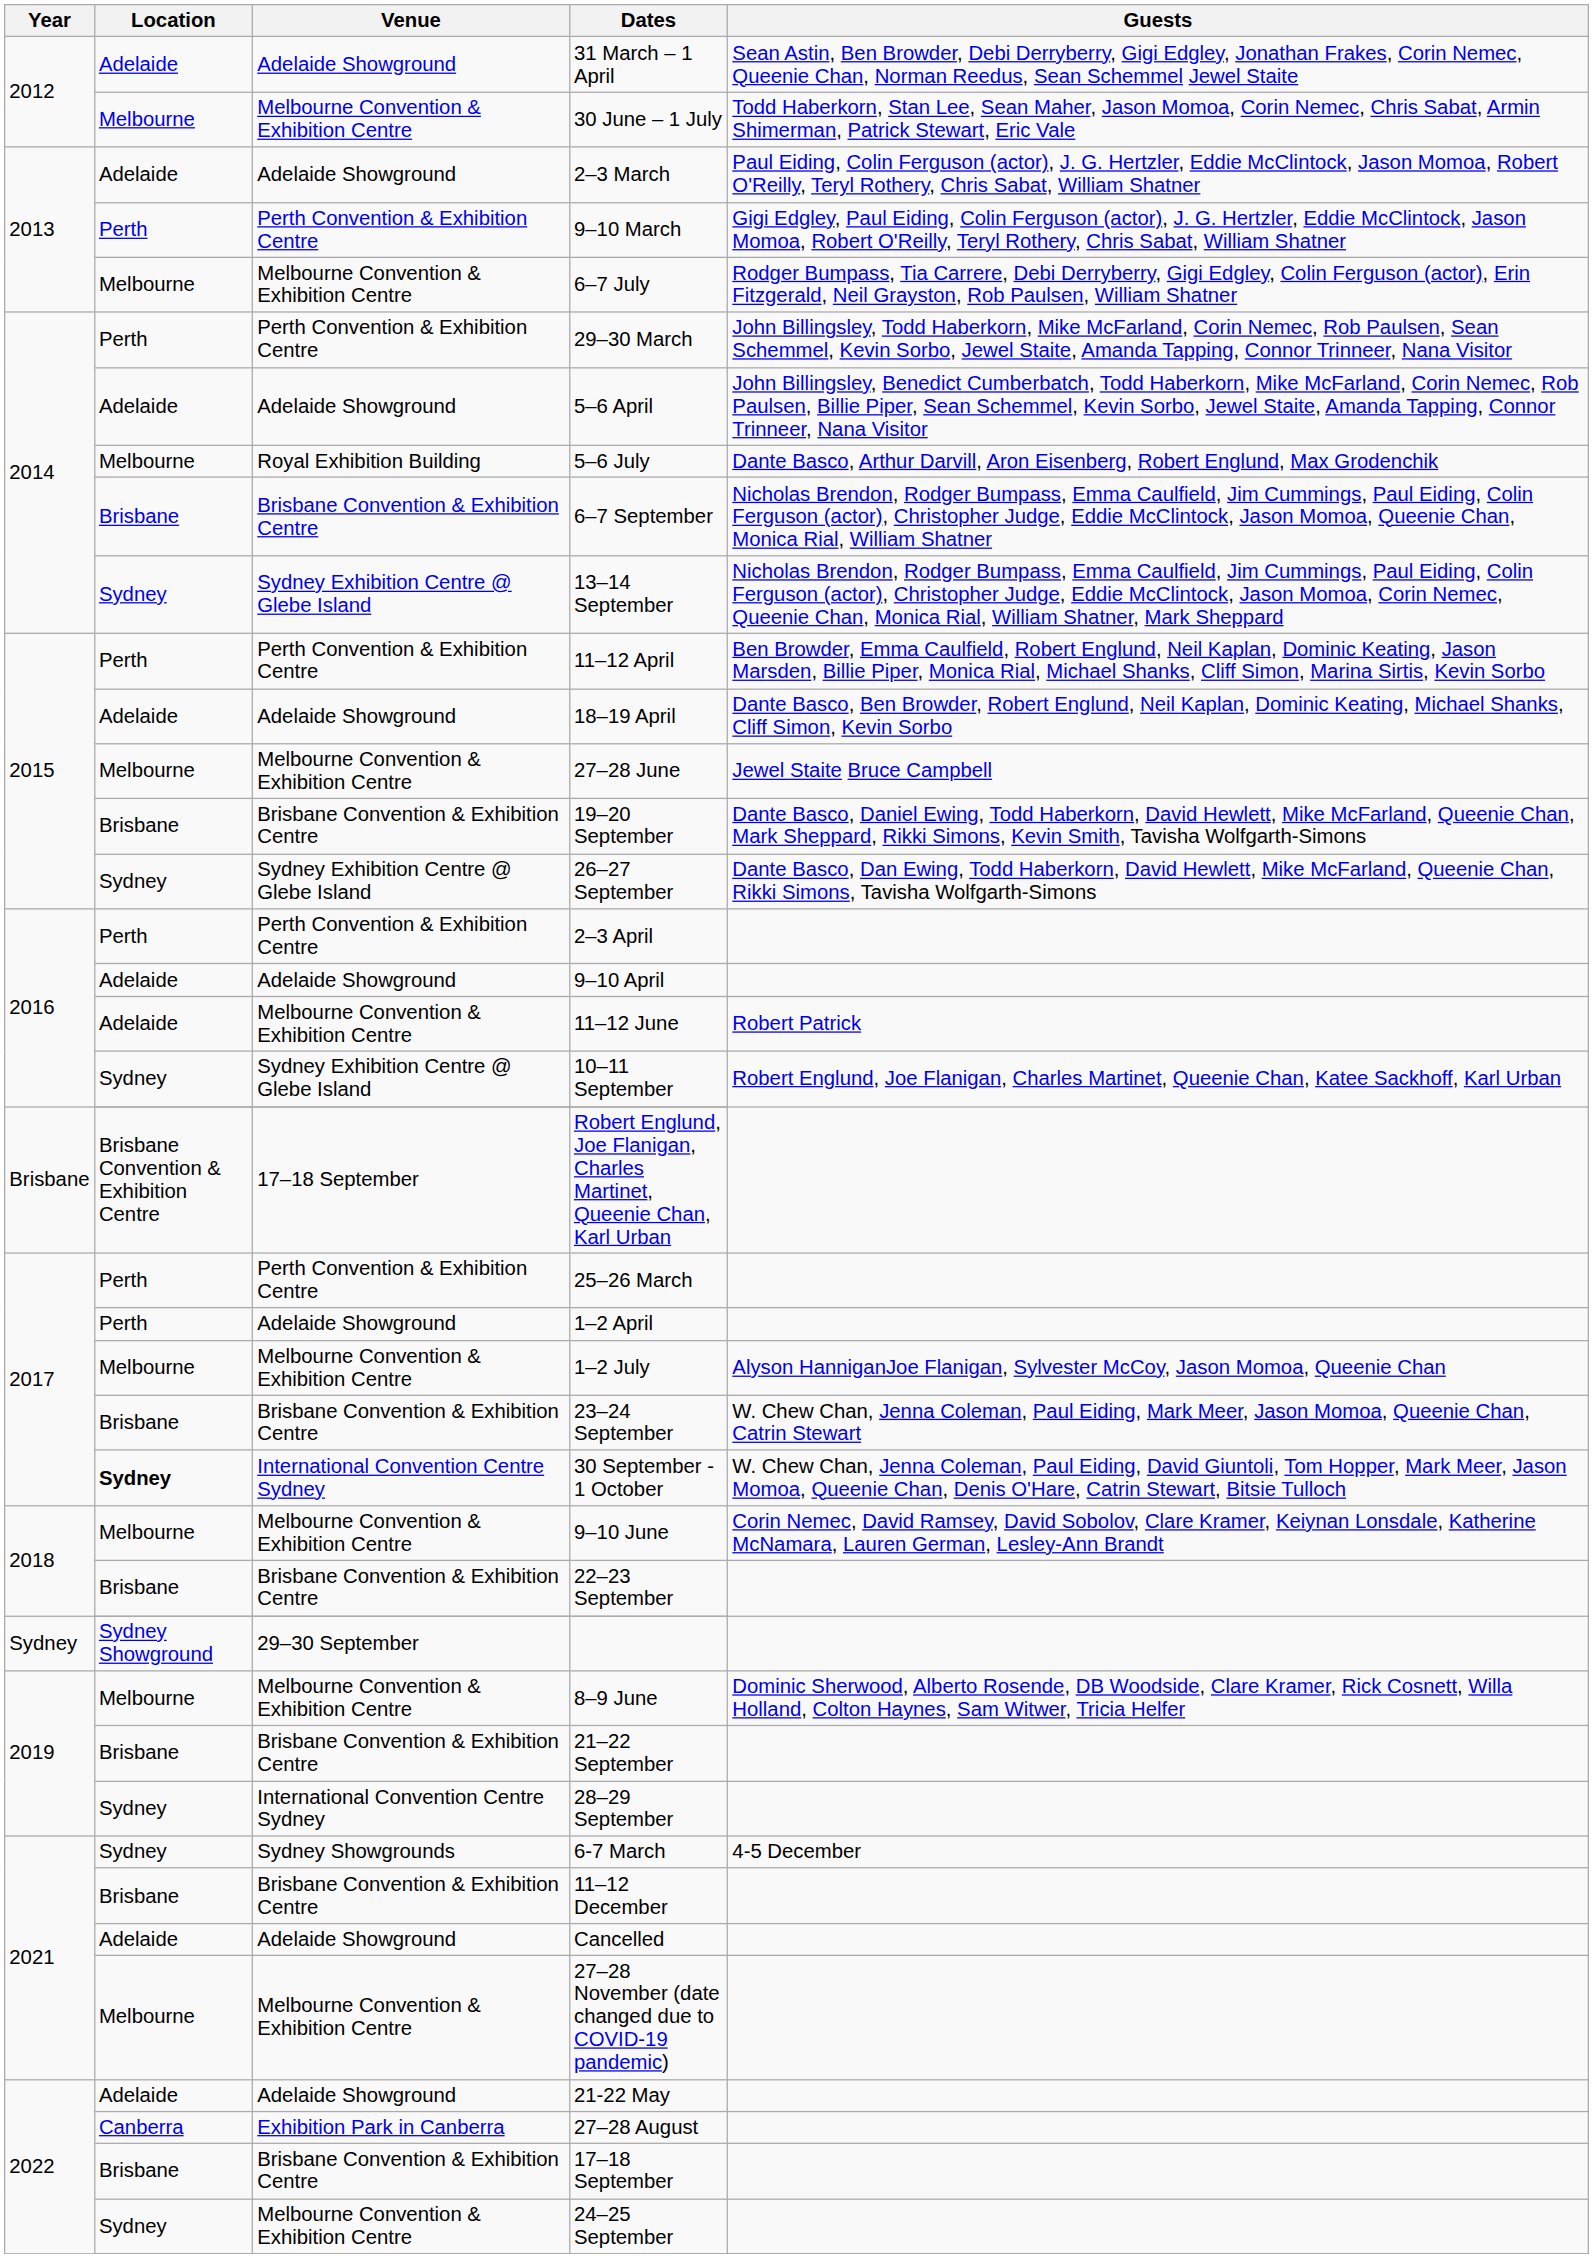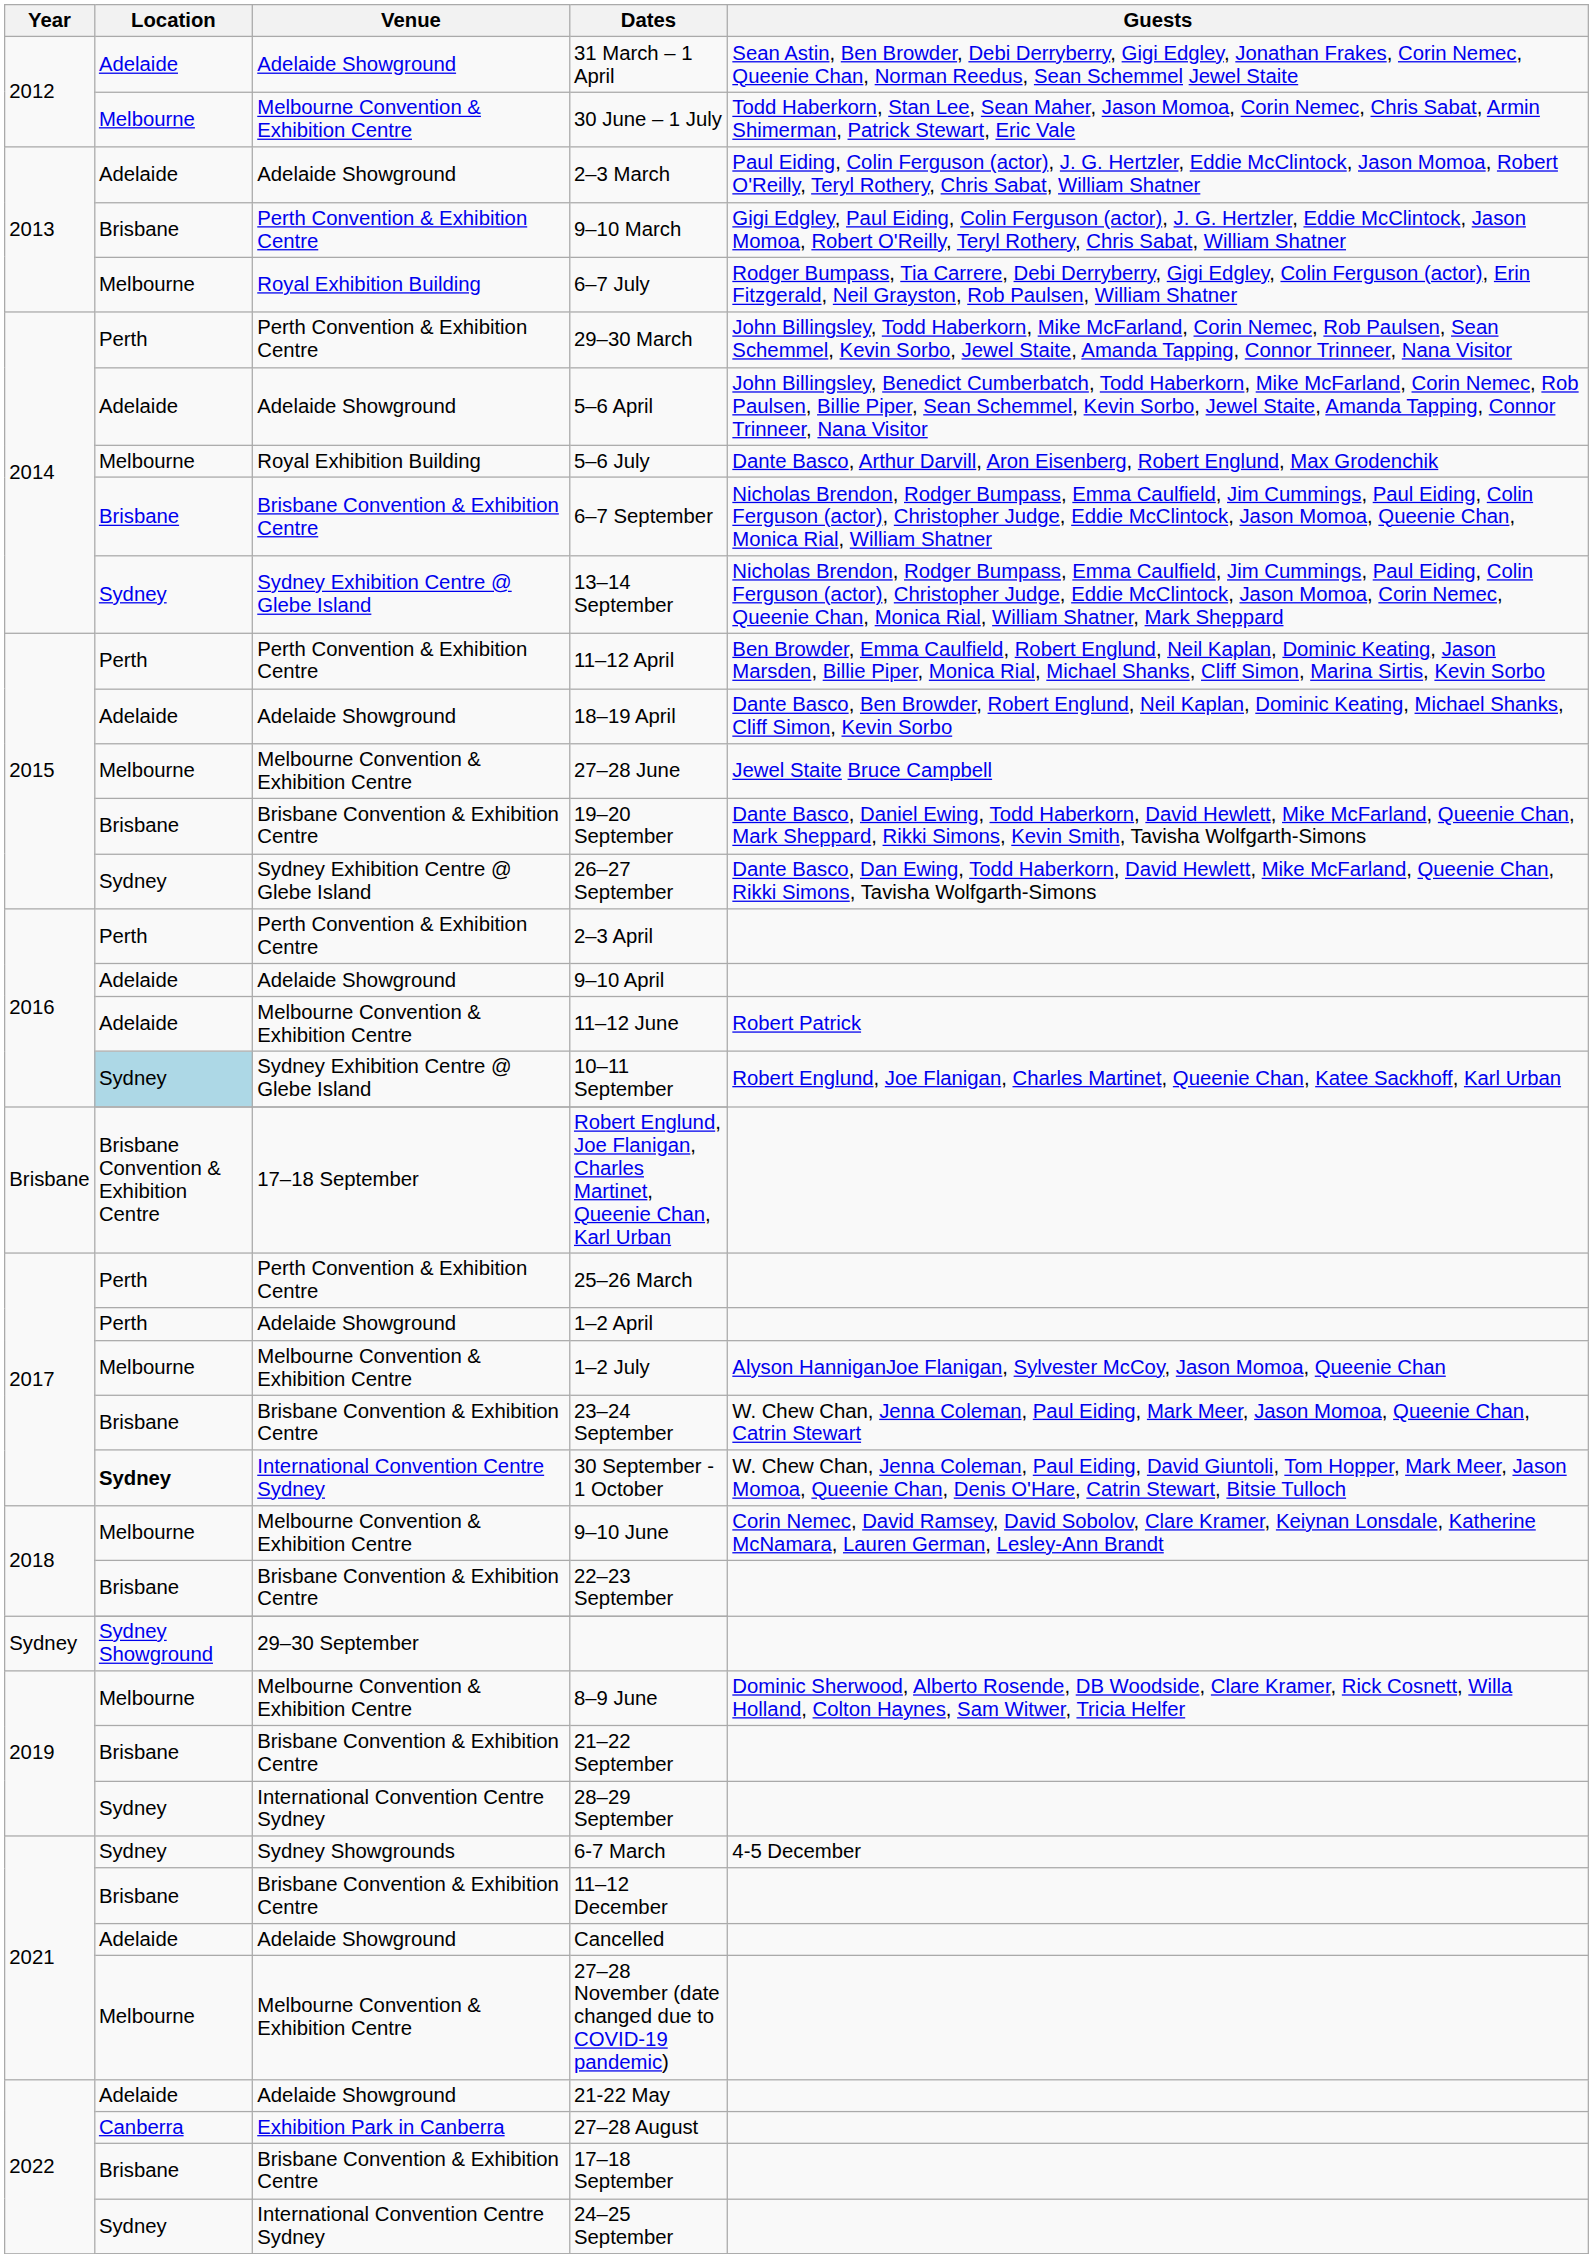(123, 229) Perth -> (139, 229) Brisbane
(369, 284) Melbourne Convention & Exhibition Centre -> (369, 284) Royal Exhibition Building
(133, 1078) no background -> (133, 1078) lightblue background
(369, 2226) Melbourne Convention & Exhibition Centre -> (401, 2226) International Convention Centre Sydney
